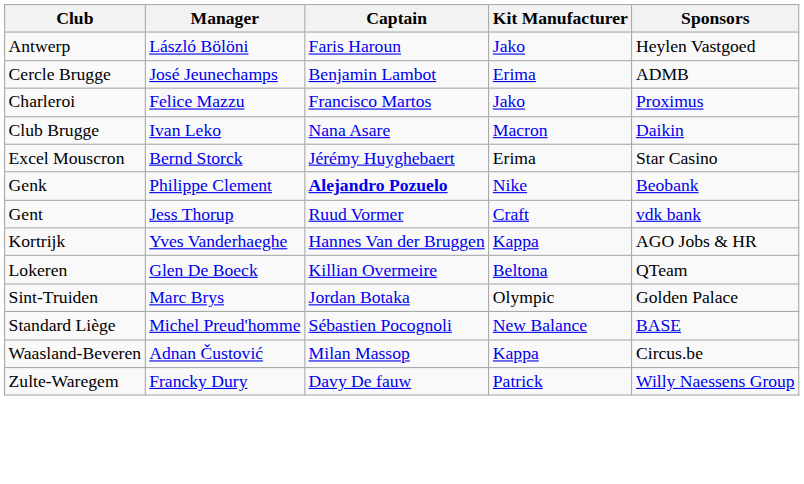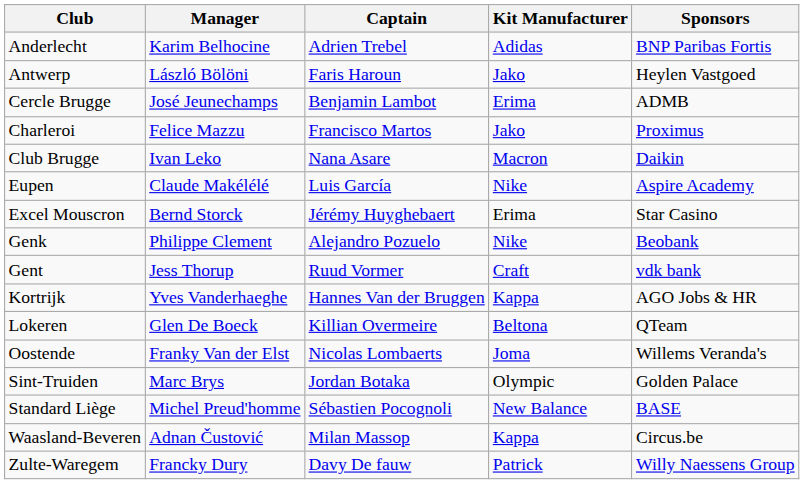+ row: (48, 46)
+ row: (31, 185)
(378, 185) bold -> (374, 241) normal
+ row: (42, 353)
